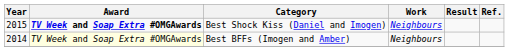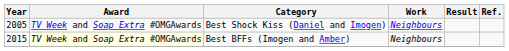(17, 25) 2015 -> (17, 25) 2005
(116, 25) bold -> (116, 25) normal
(17, 39) 2014 -> (17, 39) 2015
